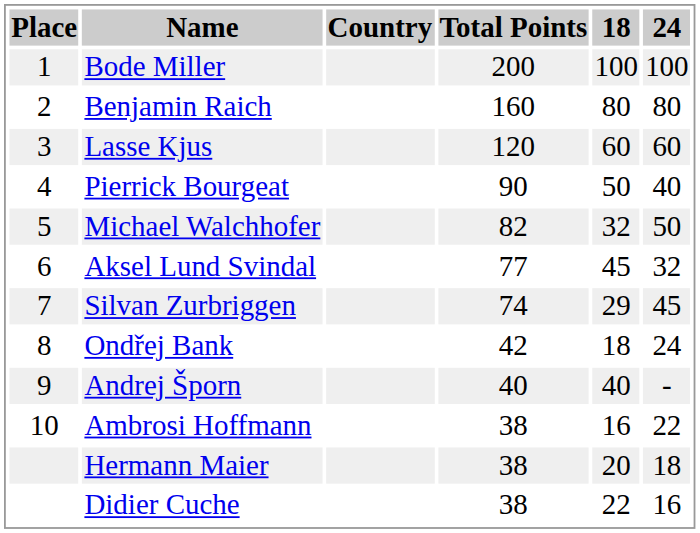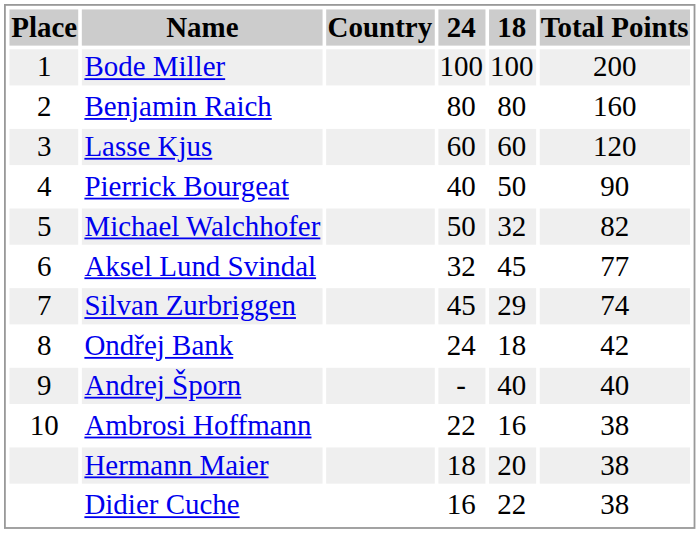columns swapped: (513, 27) <-> (667, 27)
